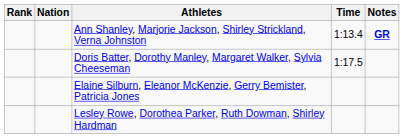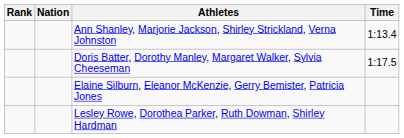- column: (382, 12)
